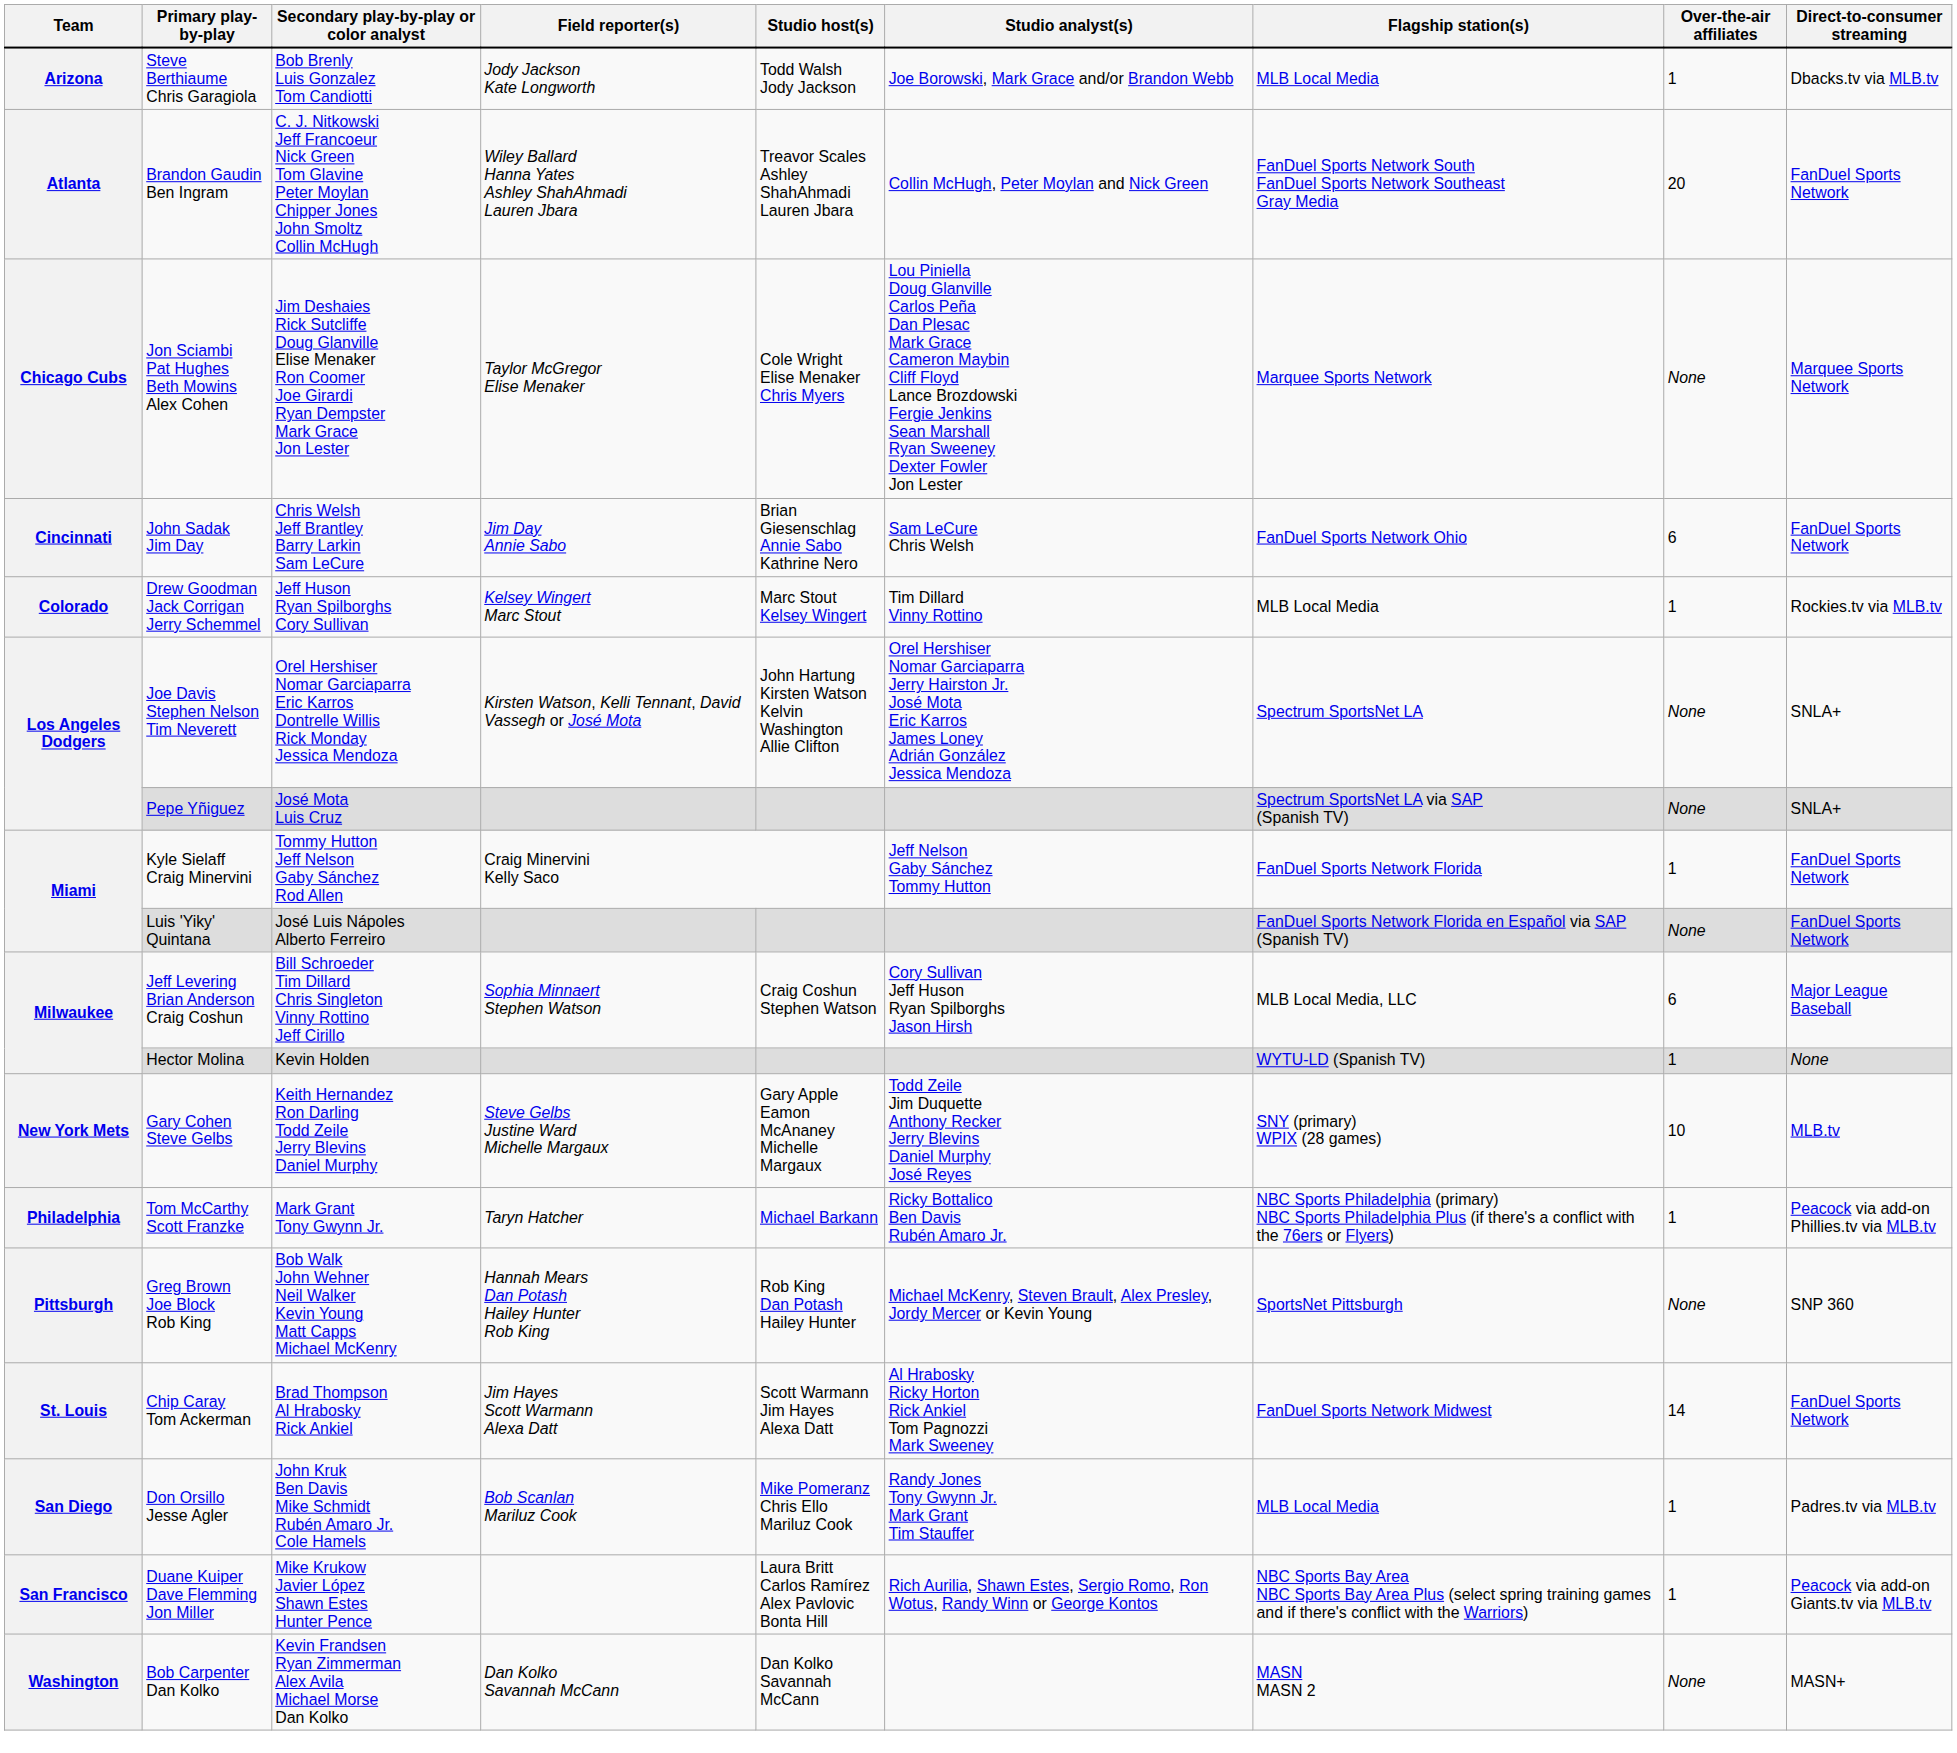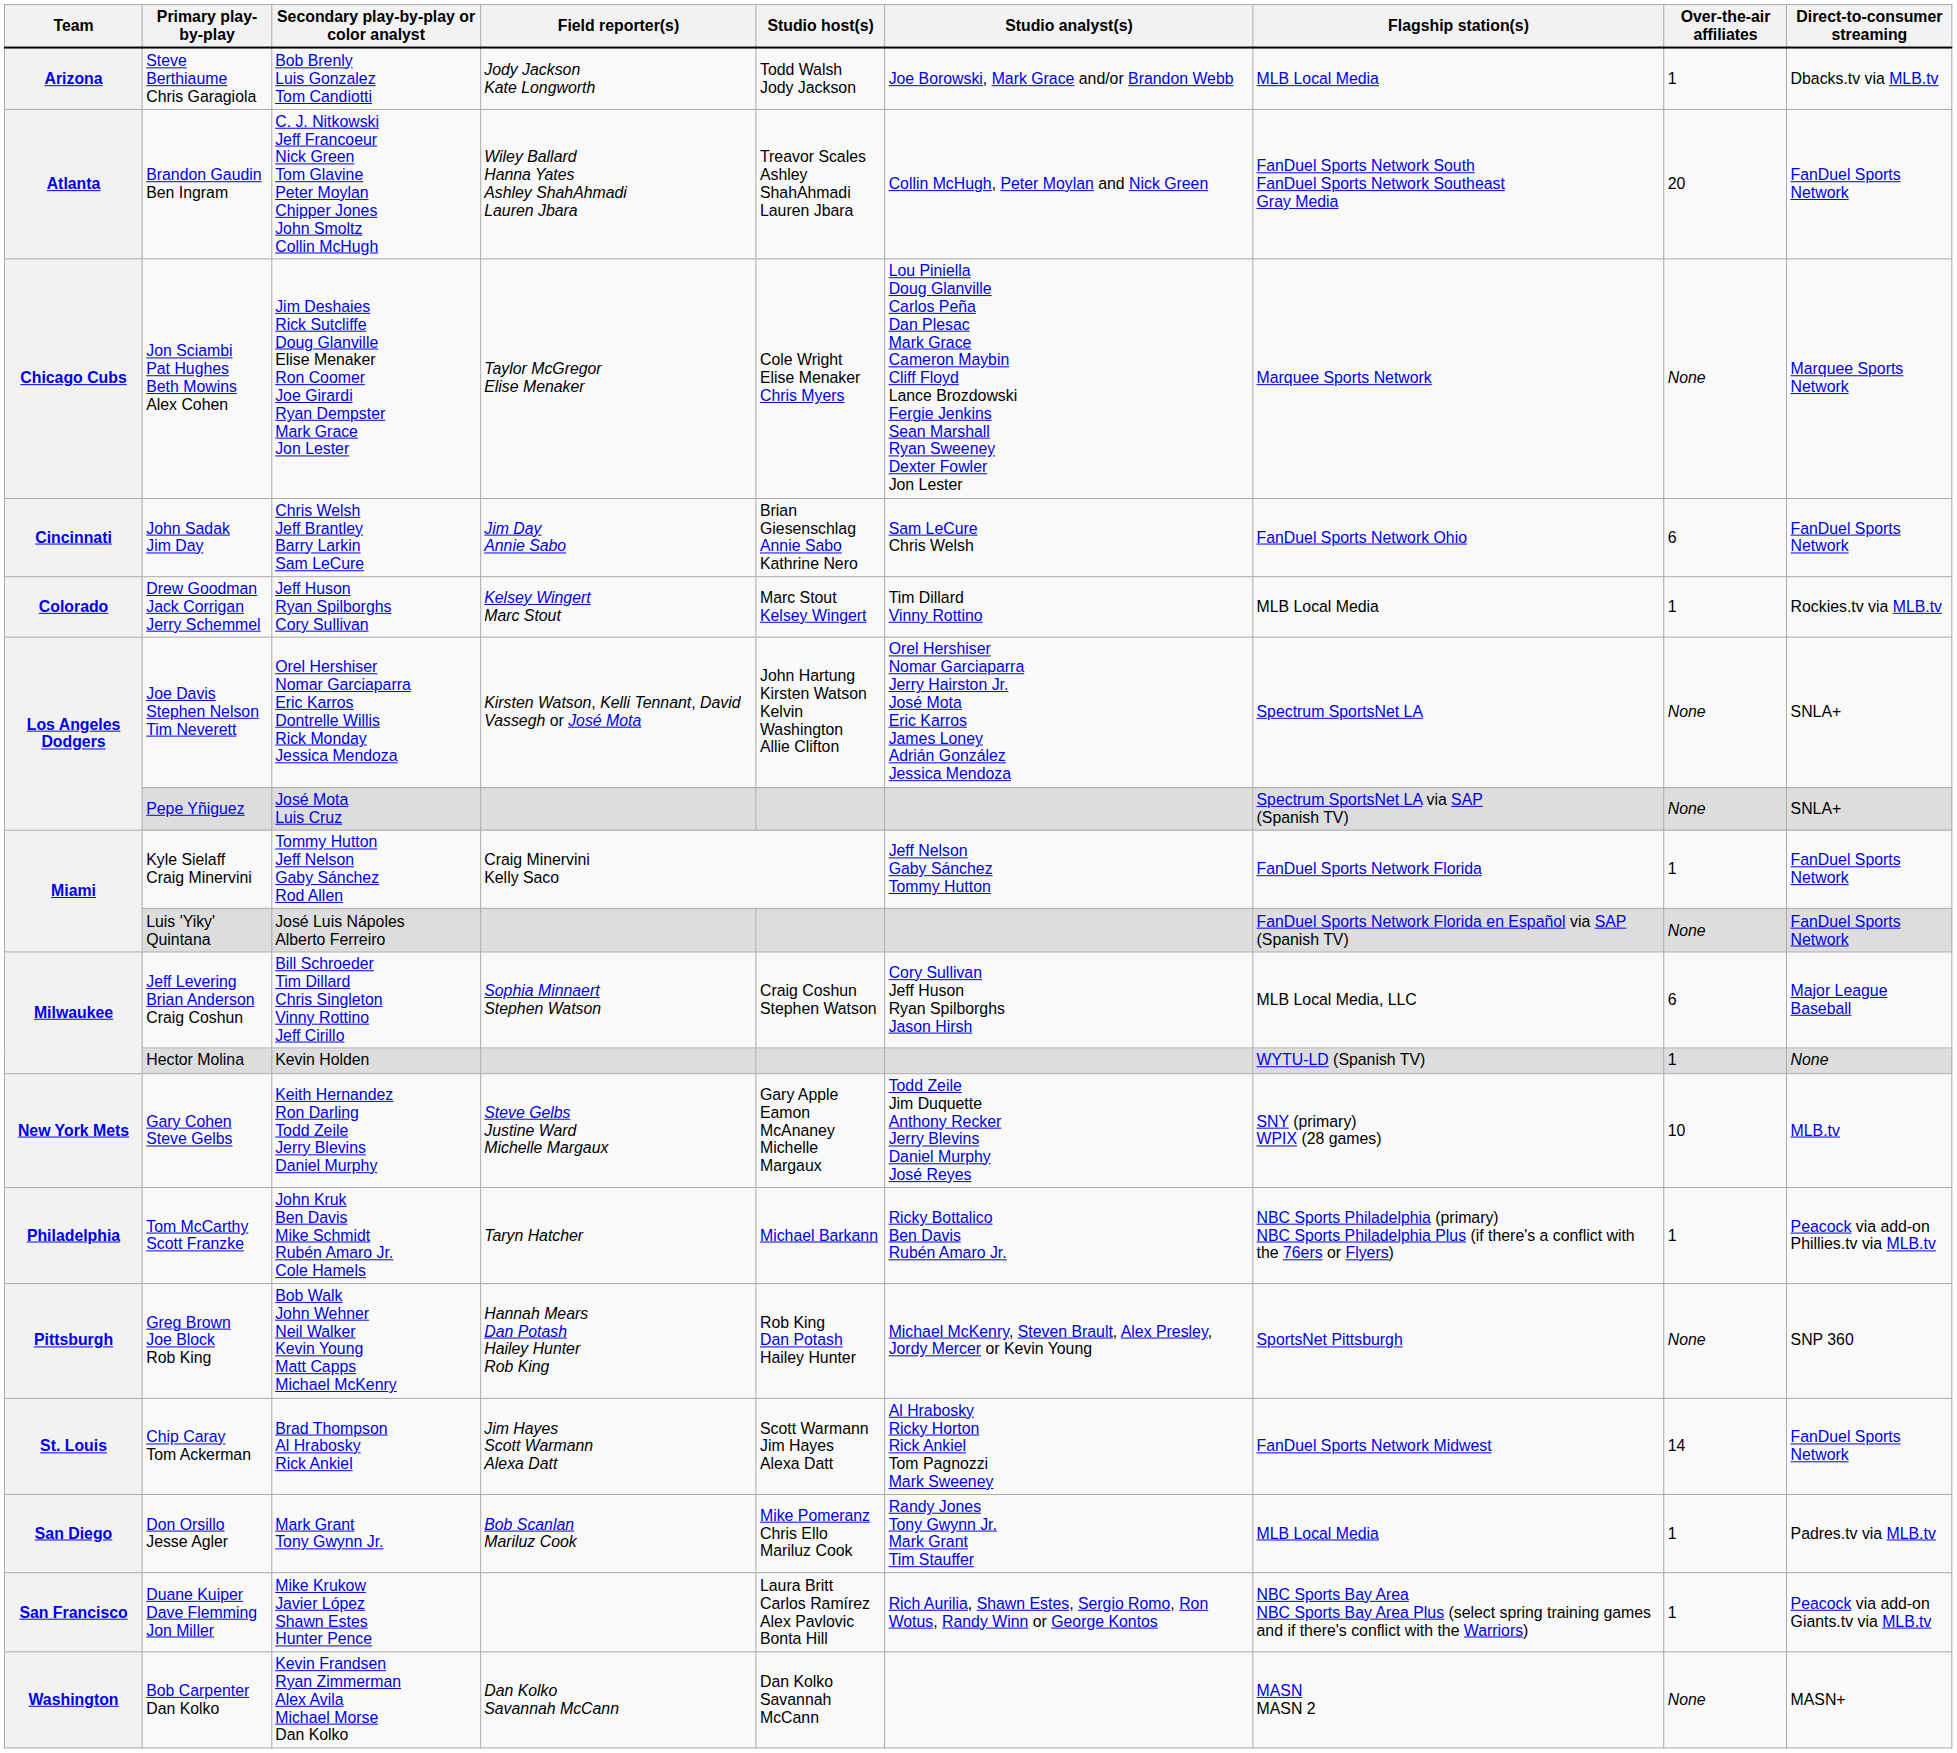(329, 1217) Mark Grant Tony Gwynn Jr. -> (334, 1235) John Kruk Ben Davis Mike Schmidt Rubén Amaro Jr. Cole Hamels
(334, 1507) John Kruk Ben Davis Mike Schmidt Rubén Amaro Jr. Cole Hamels -> (329, 1533) Mark Grant Tony Gwynn Jr.
